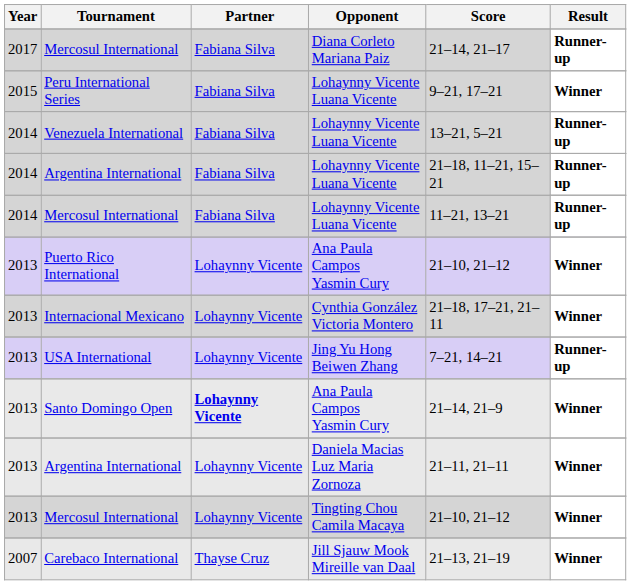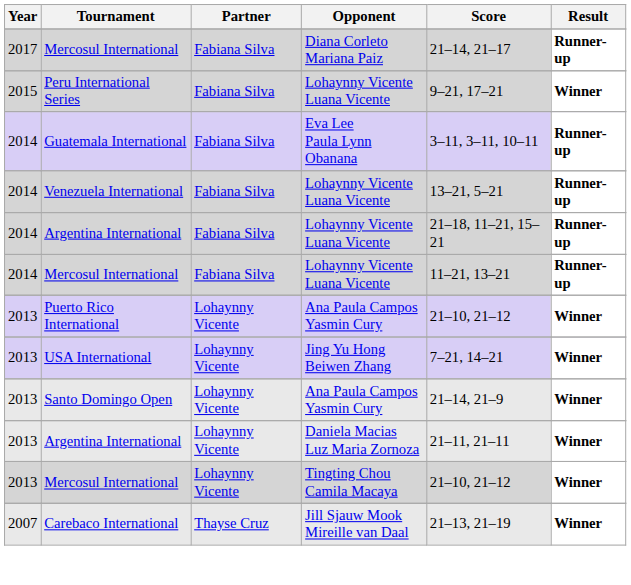+ row: (115, 141)
- row: (114, 316)
(580, 358) Runner-up -> (578, 358) Winner
(226, 408) bold -> (224, 399) normal
